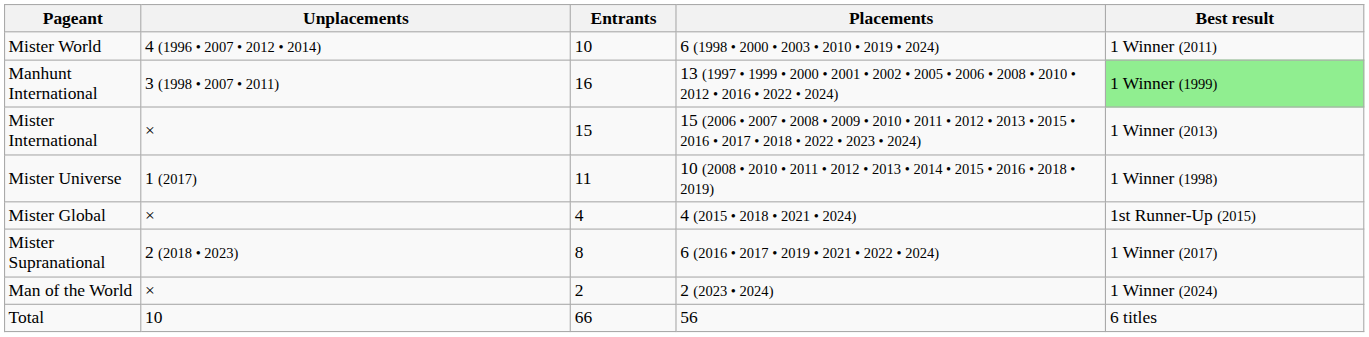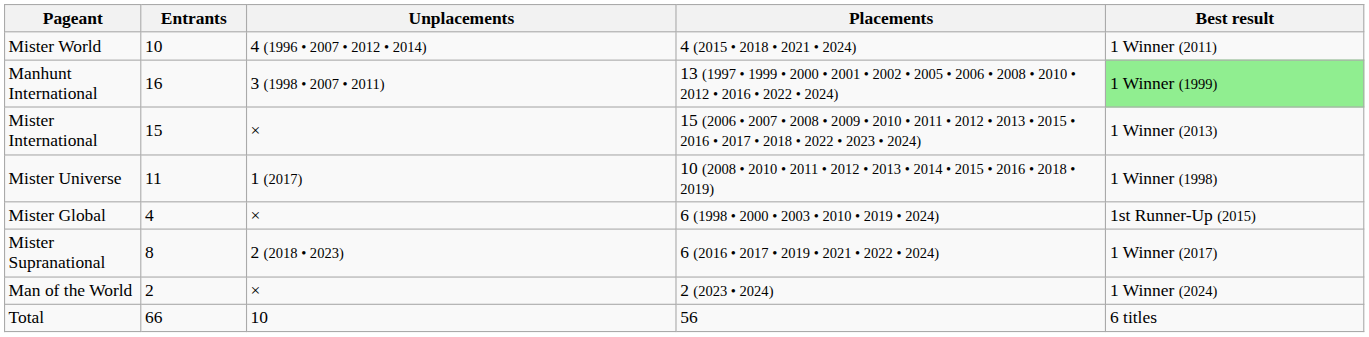columns swapped: (623, 18) <-> (356, 18)
(810, 45) 6 (1998 • 2000 • 2003 • 2010 • 2019 • 2024) -> (768, 45) 4 (2015 • 2018 • 2021 • 2024)
(768, 215) 4 (2015 • 2018 • 2021 • 2024) -> (810, 215) 6 (1998 • 2000 • 2003 • 2010 • 2019 • 2024)
